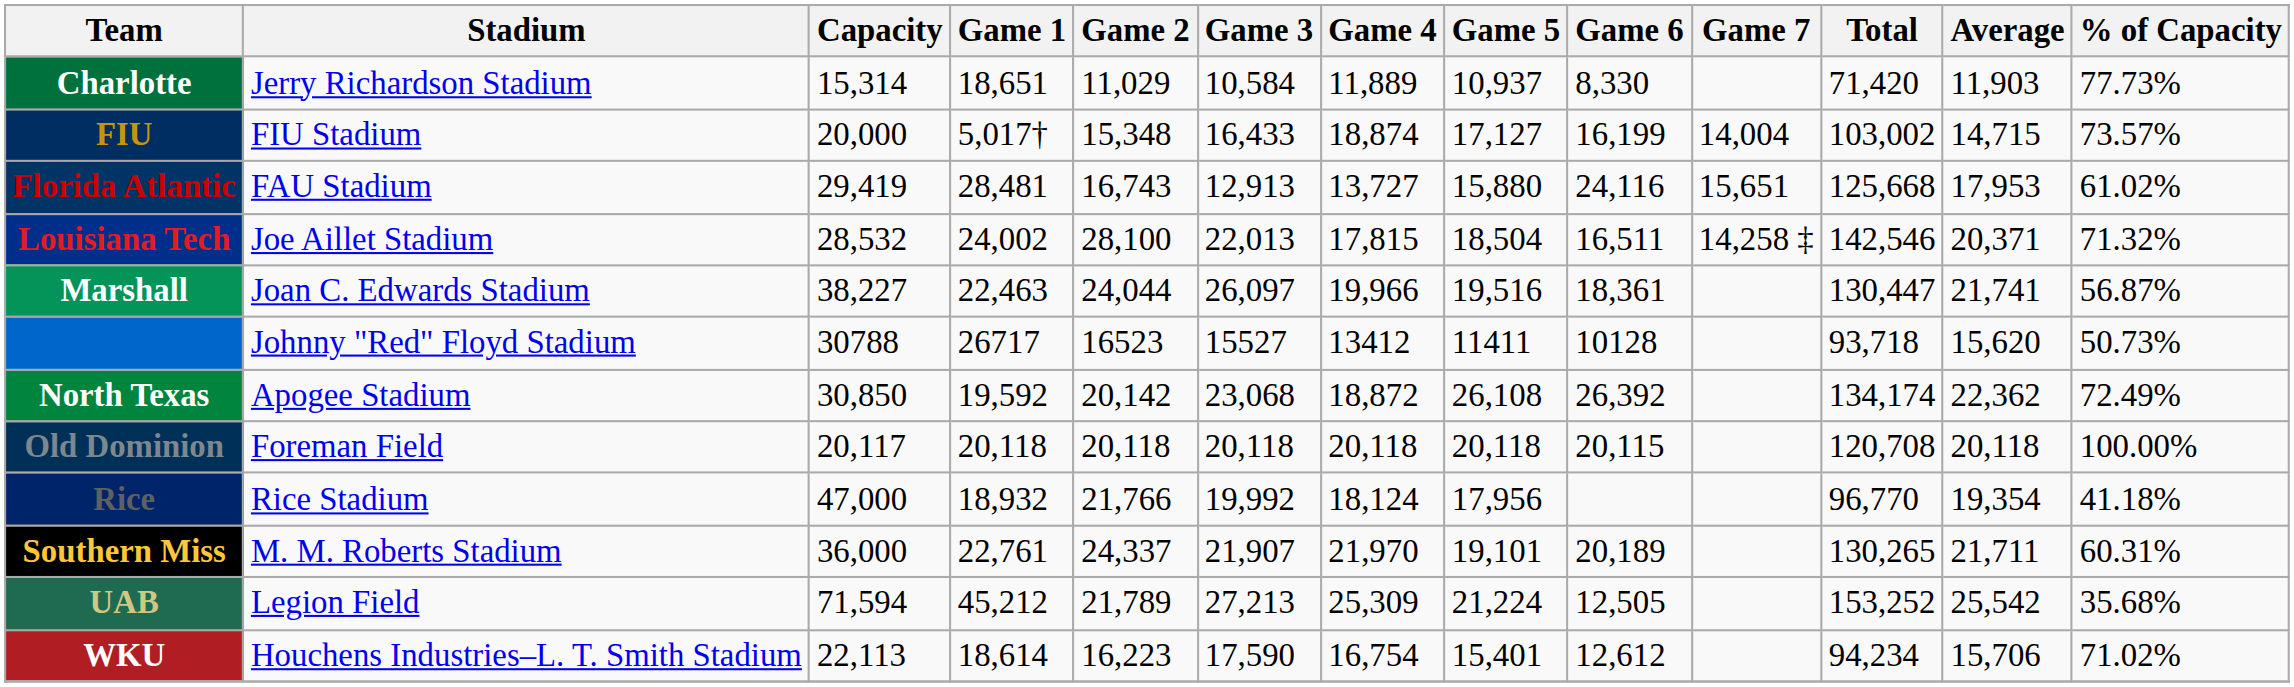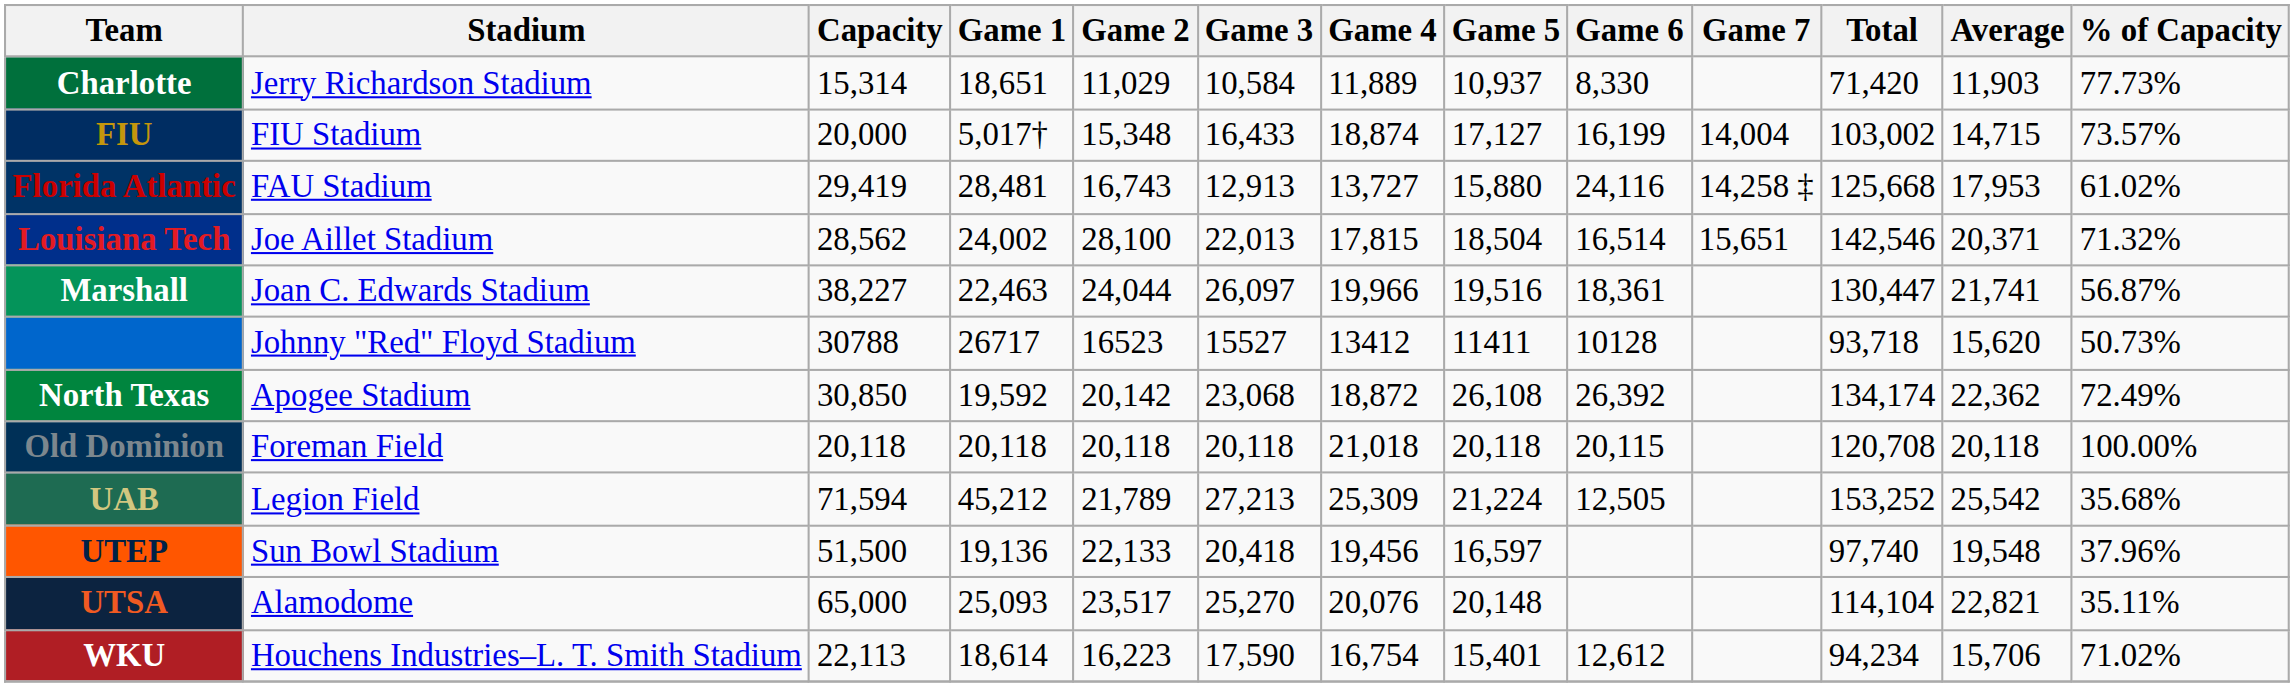(1744, 186) 15,651 -> (1756, 186) 14,258 ‡
(862, 238) 28,532 -> (862, 238) 28,562
(1620, 238) 16,511 -> (1620, 238) 16,514
(1756, 238) 14,258 ‡ -> (1744, 238) 15,651
(861, 446) 20,117 -> (861, 446) 20,118
(1373, 446) 20,118 -> (1373, 446) 21,018
- row: (124, 498)
- row: (124, 550)
+ row: (124, 550)
+ row: (124, 602)
